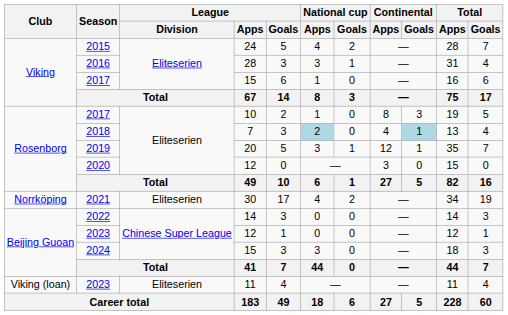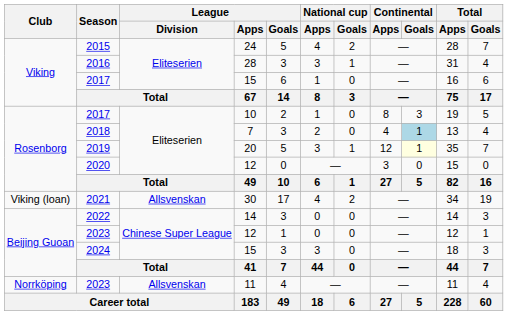(317, 132) lightblue background -> (317, 132) no background
(419, 149) no background -> (419, 149) lightyellow background
(40, 200) Norrköping -> (40, 200) Viking (loan)
(177, 200) Eliteserien -> (177, 200) Allsvenskan
(40, 285) Viking (loan) -> (40, 285) Norrköping
(177, 285) Eliteserien -> (177, 285) Allsvenskan
